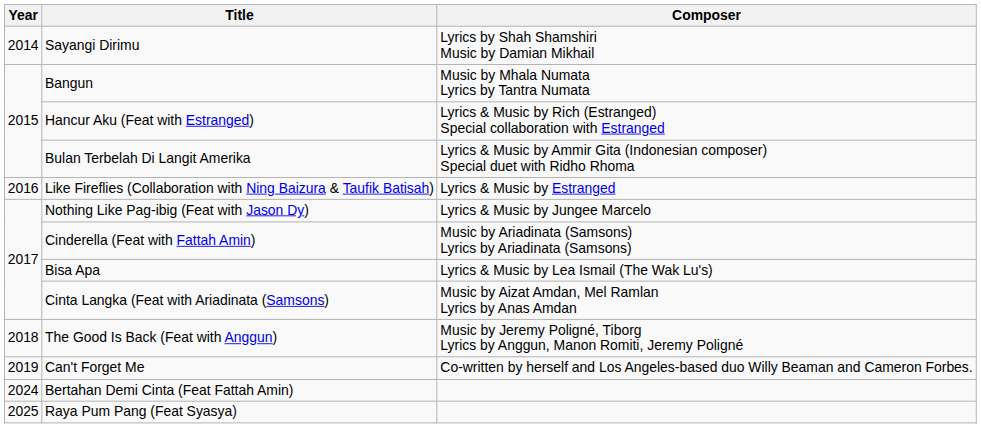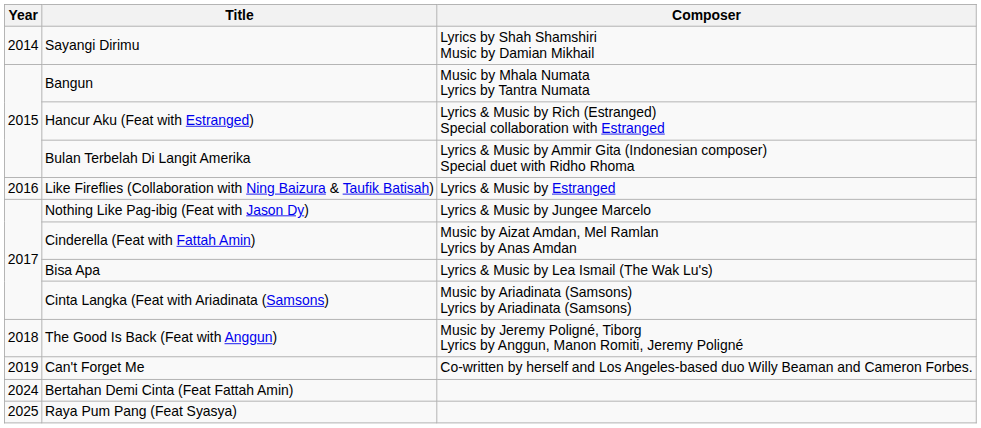(536, 240) Music by Ariadinata (Samsons) Lyrics by Ariadinata (Samsons) -> (549, 240) Music by Aizat Amdan, Mel Ramlan Lyrics by Anas Amdan
(549, 300) Music by Aizat Amdan, Mel Ramlan Lyrics by Anas Amdan -> (536, 300) Music by Ariadinata (Samsons) Lyrics by Ariadinata (Samsons)
